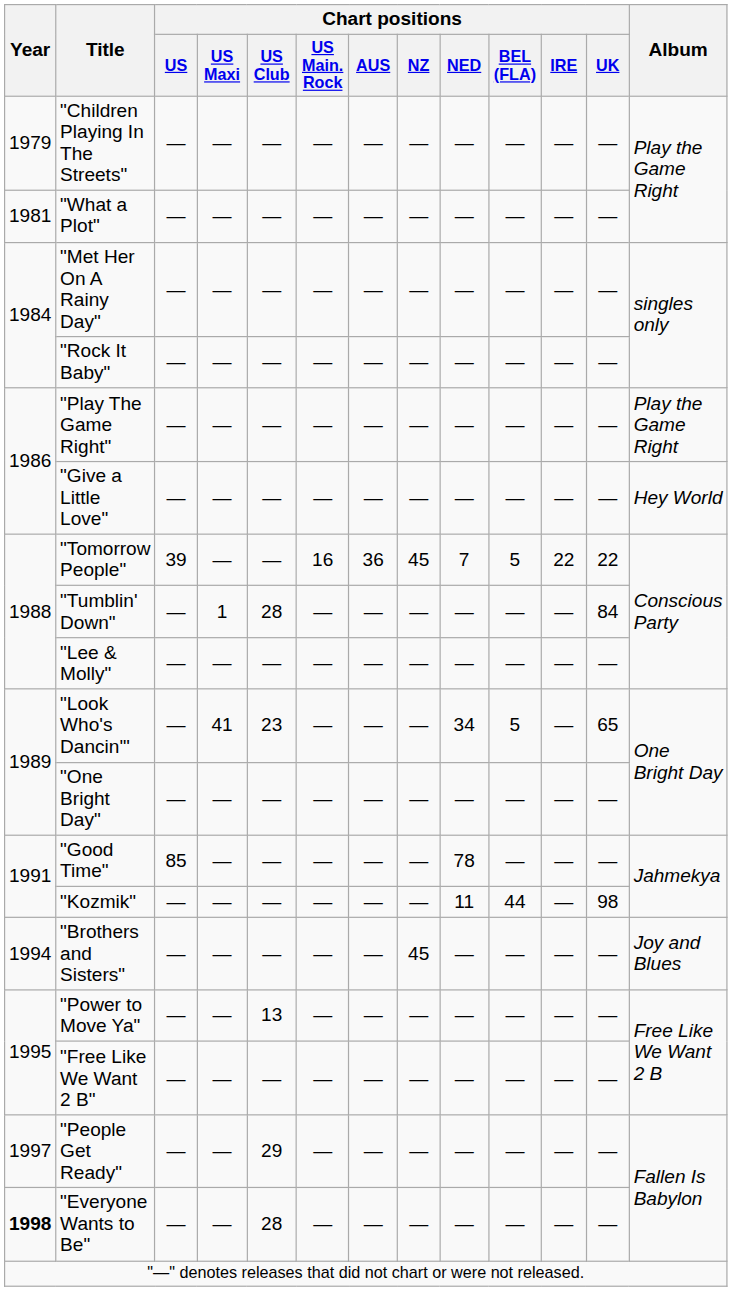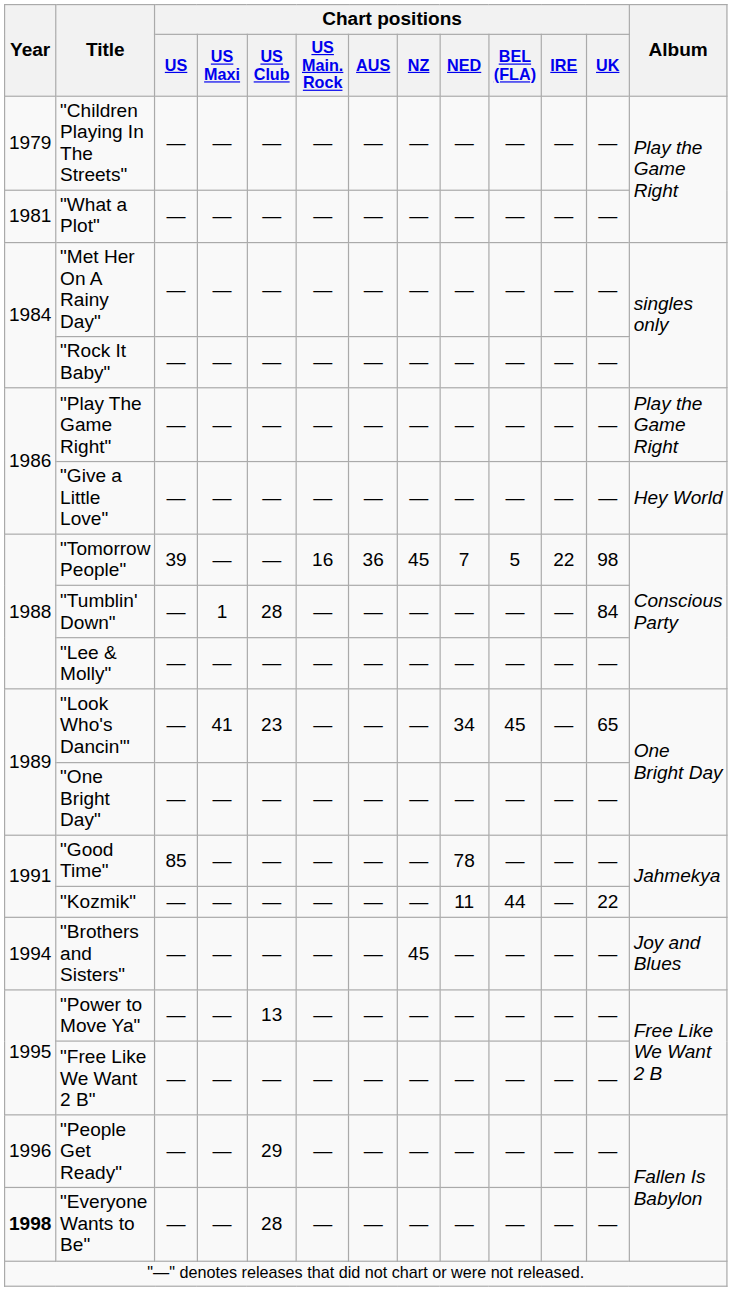(608, 559) 22 -> (608, 559) 98
(515, 725) 5 -> (515, 725) 45
(608, 901) 98 -> (608, 901) 22
(30, 1151) 1997 -> (30, 1151) 1996
